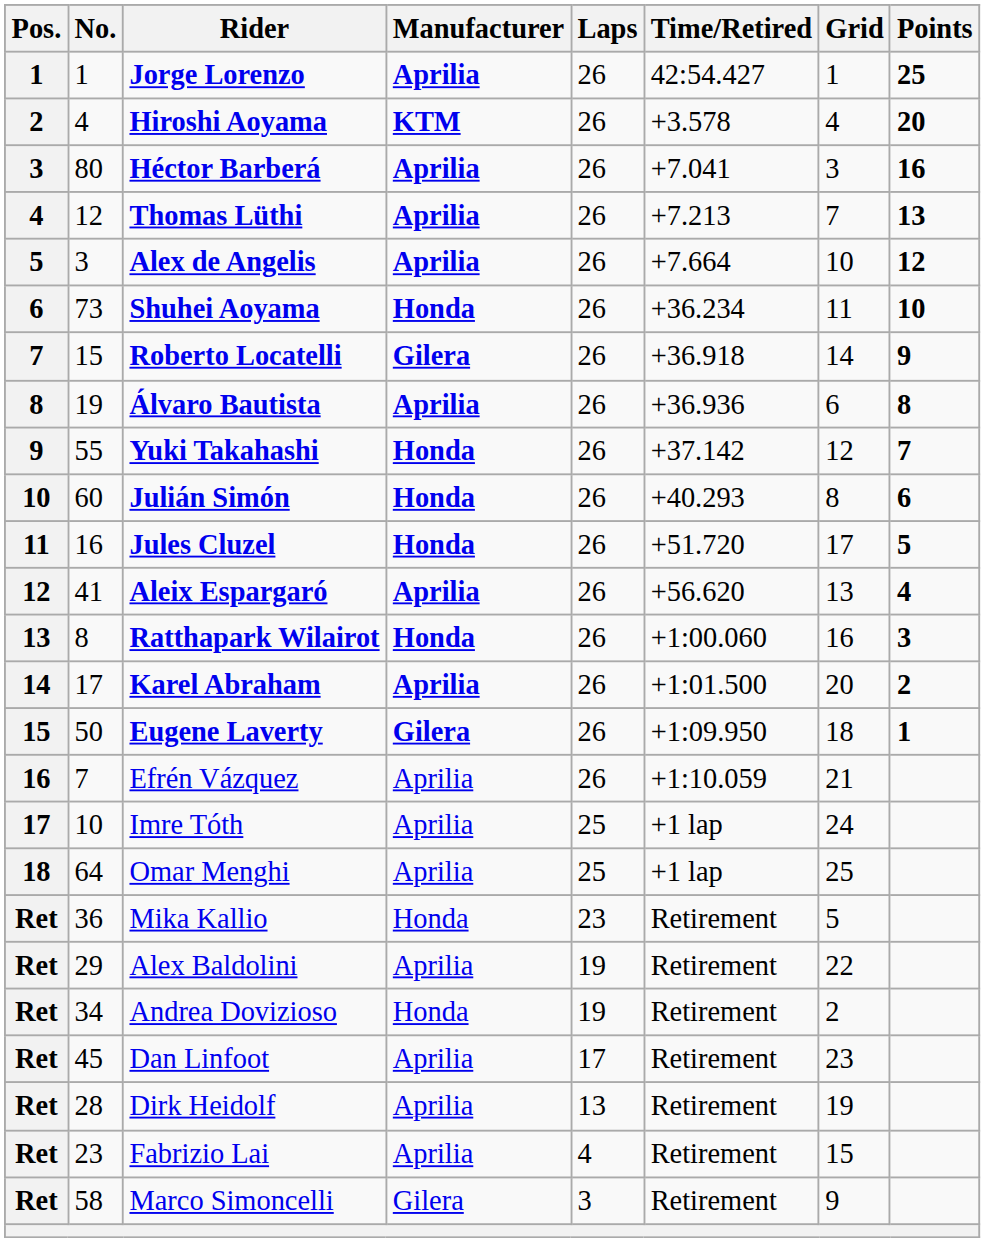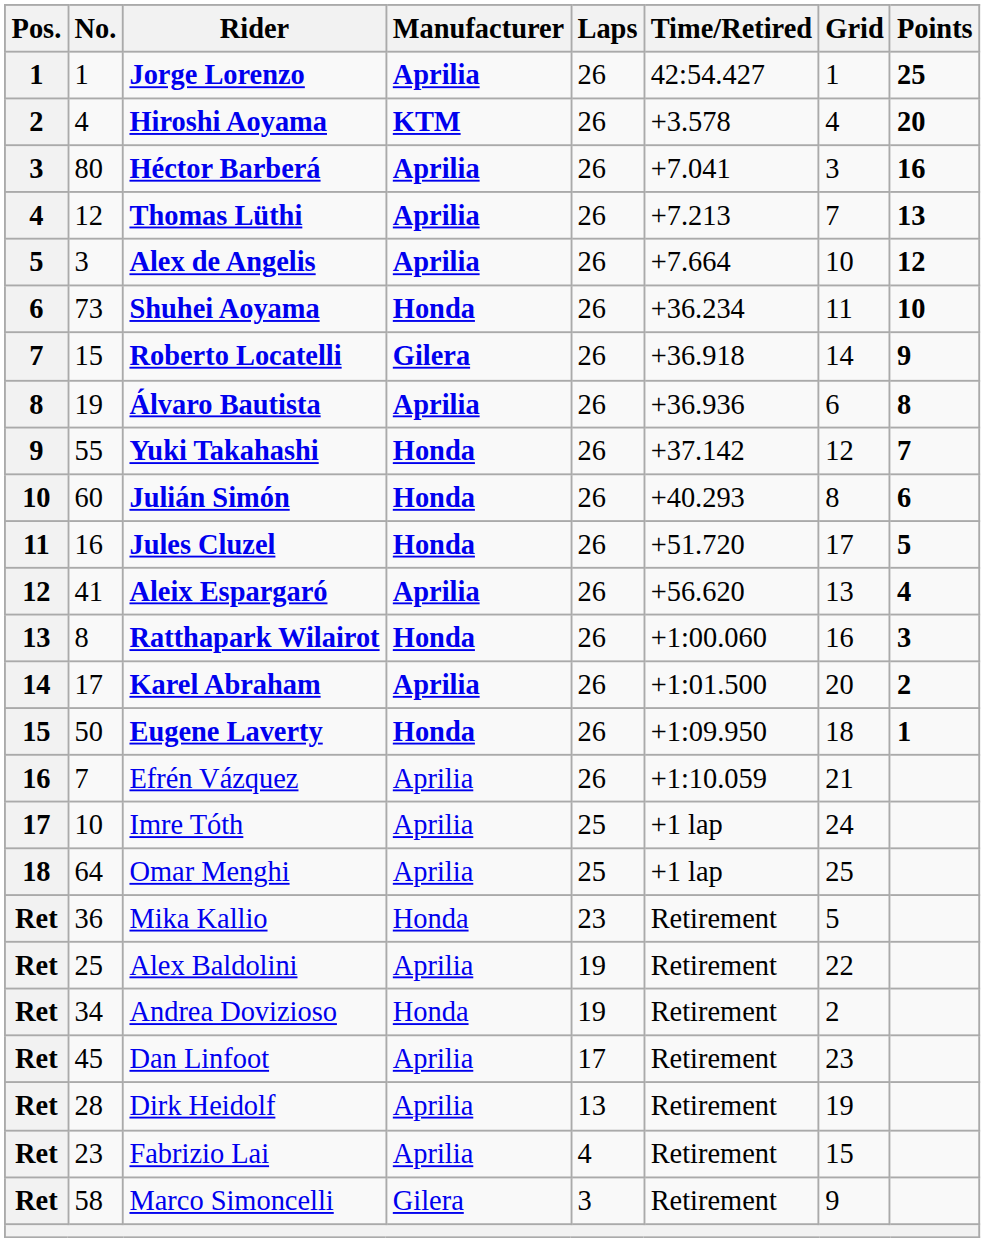(431, 731) Gilera -> (434, 731) Honda
(89, 965) 29 -> (89, 965) 25
